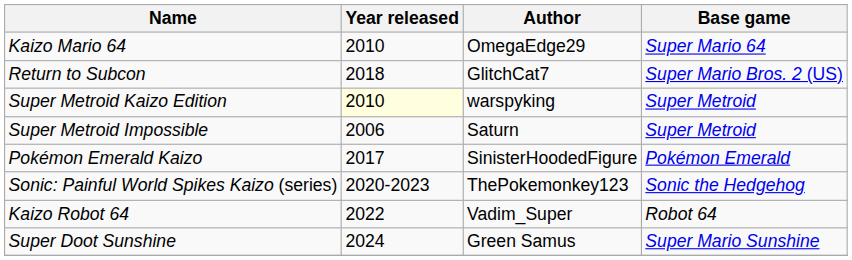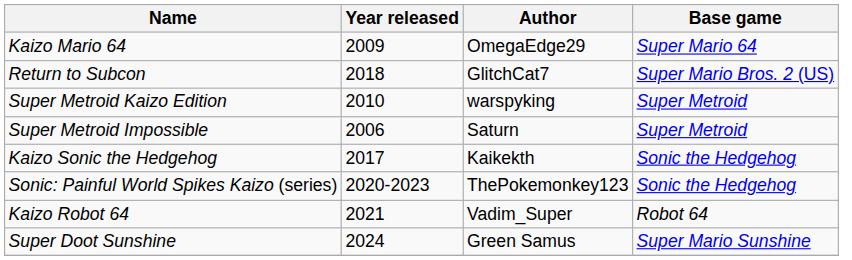(365, 46) 2010 -> (365, 46) 2009
(365, 102) lightyellow background -> (365, 102) no background
- row: (105, 158)
+ row: (113, 158)
(365, 213) 2022 -> (365, 213) 2021
